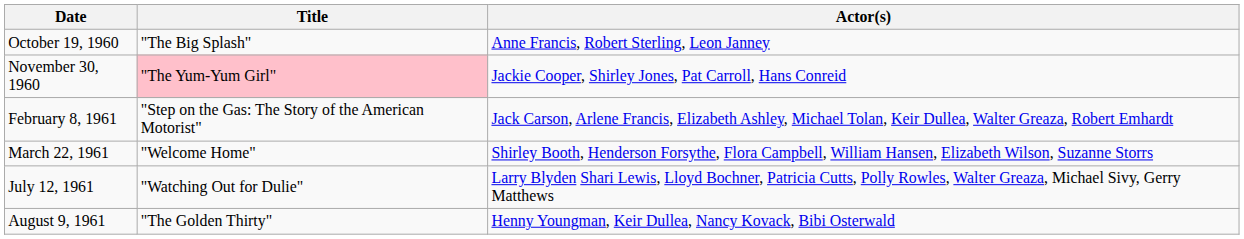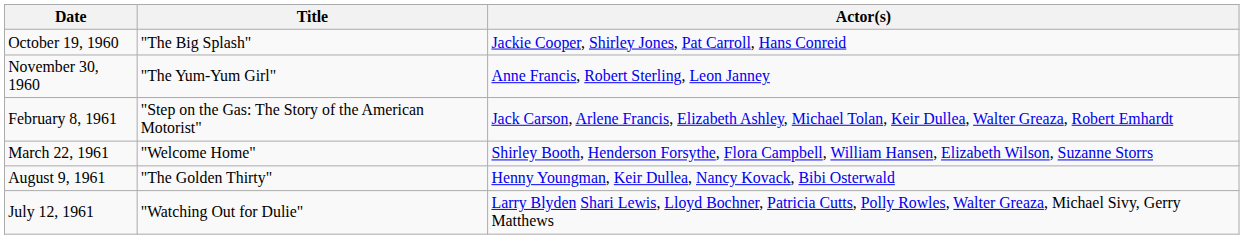(631, 42) Anne Francis, Robert Sterling, Leon Janney -> (669, 42) Jackie Cooper, Shirley Jones, Pat Carroll, Hans Conreid
(208, 76) pink background -> (208, 76) no background
(669, 76) Jackie Cooper, Shirley Jones, Pat Carroll, Hans Conreid -> (631, 76) Anne Francis, Robert Sterling, Leon Janney
rows swapped: (51, 187) <-> (57, 221)
